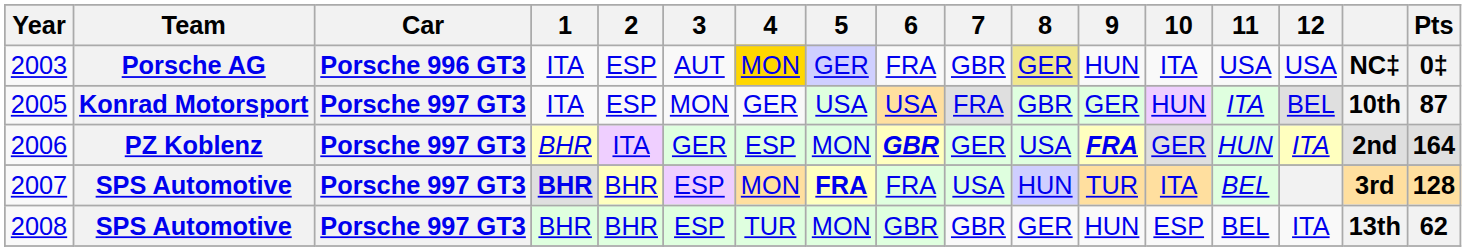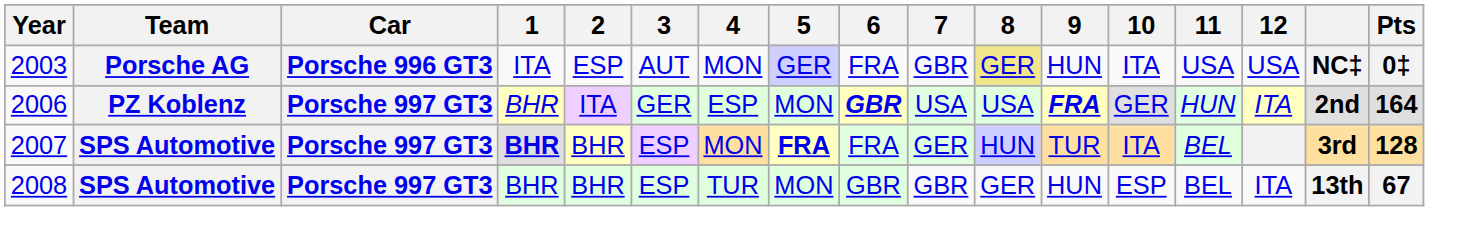(770, 65) gold background -> (733, 65) no background
- row: (39, 105)
(978, 145) GER -> (941, 105) USA
(978, 185) USA -> (941, 145) GER
(1434, 225) 62 -> (1396, 185) 67
